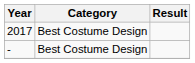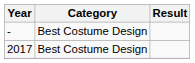rows swapped: (9, 49) <-> (20, 31)
